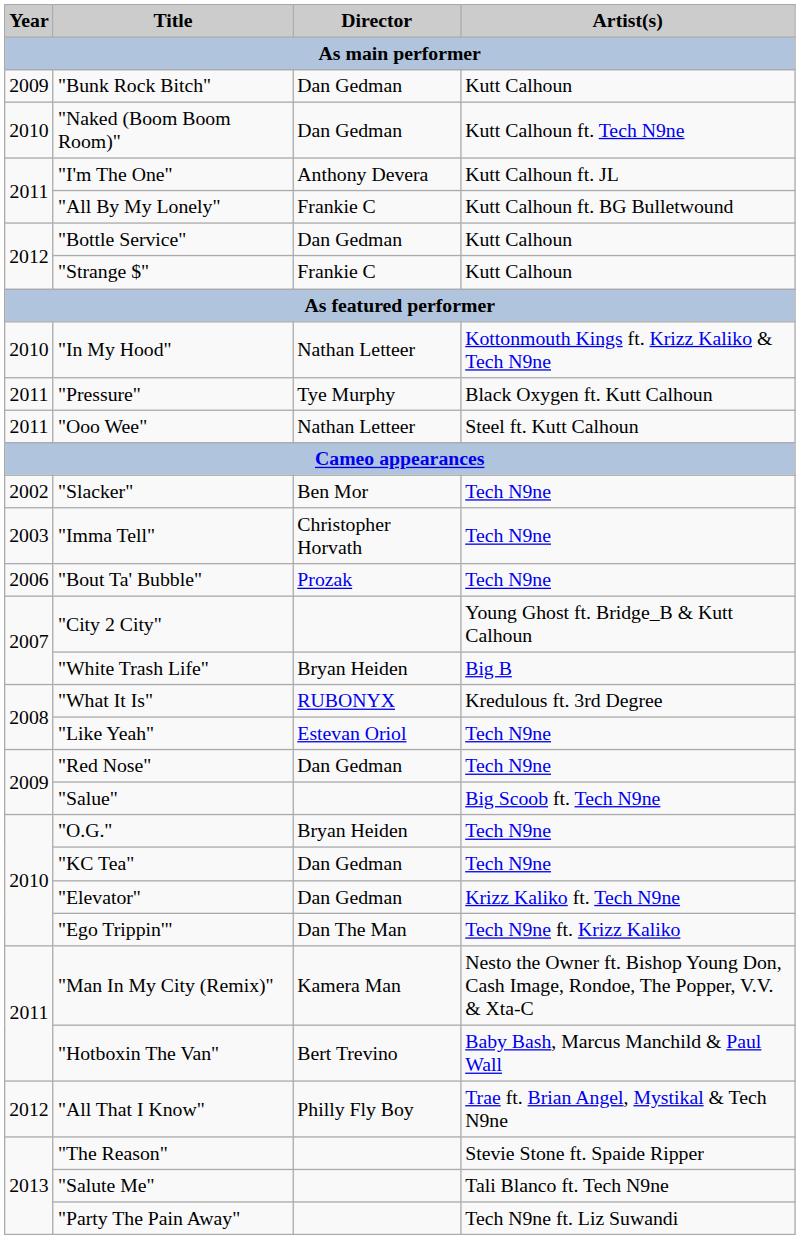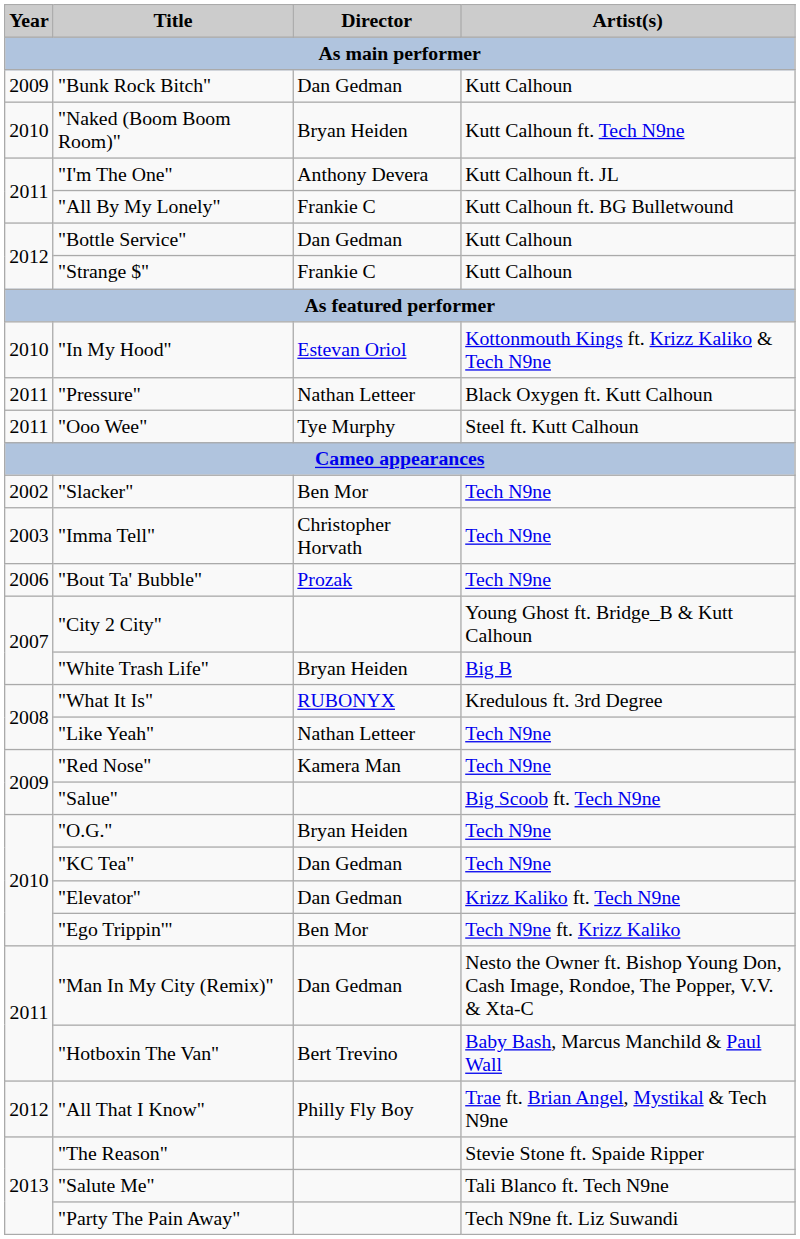(350, 130) Dan Gedman -> (352, 130) Bryan Heiden
(356, 349) Nathan Letteer -> (352, 349) Estevan Oriol
(346, 393) Tye Murphy -> (356, 393) Nathan Letteer
(356, 426) Nathan Letteer -> (346, 426) Tye Murphy
(352, 733) Estevan Oriol -> (356, 733) Nathan Letteer
(350, 766) Dan Gedman -> (349, 766) Kamera Man
(352, 929) Dan The Man -> (333, 929) Ben Mor
(349, 985) Kamera Man -> (350, 985) Dan Gedman
